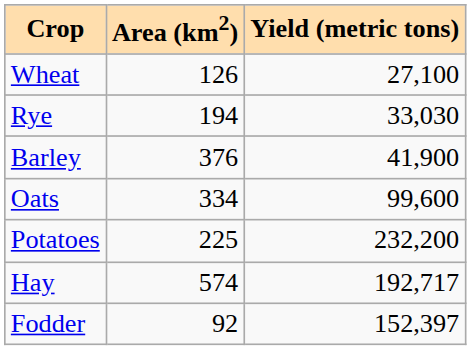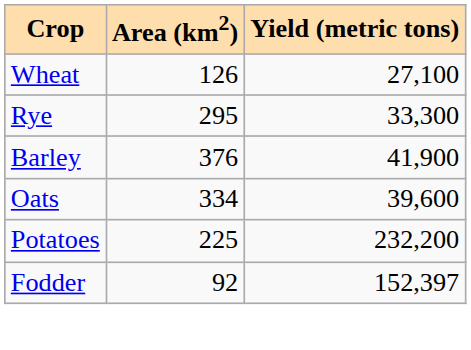(219, 115) 194 -> (219, 115) 295
(423, 115) 33,030 -> (423, 115) 33,300
(423, 198) 99,600 -> (423, 198) 39,600
- row: (33, 282)
